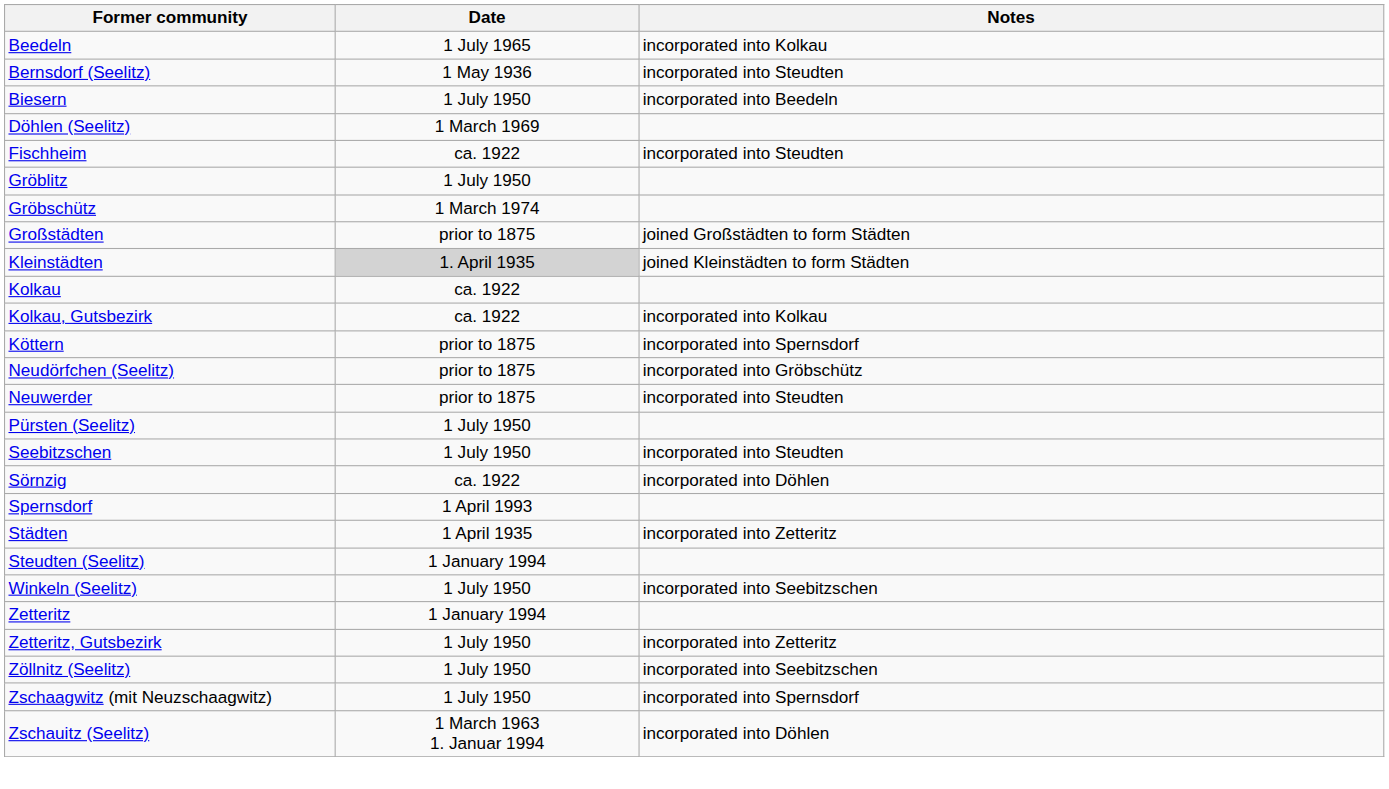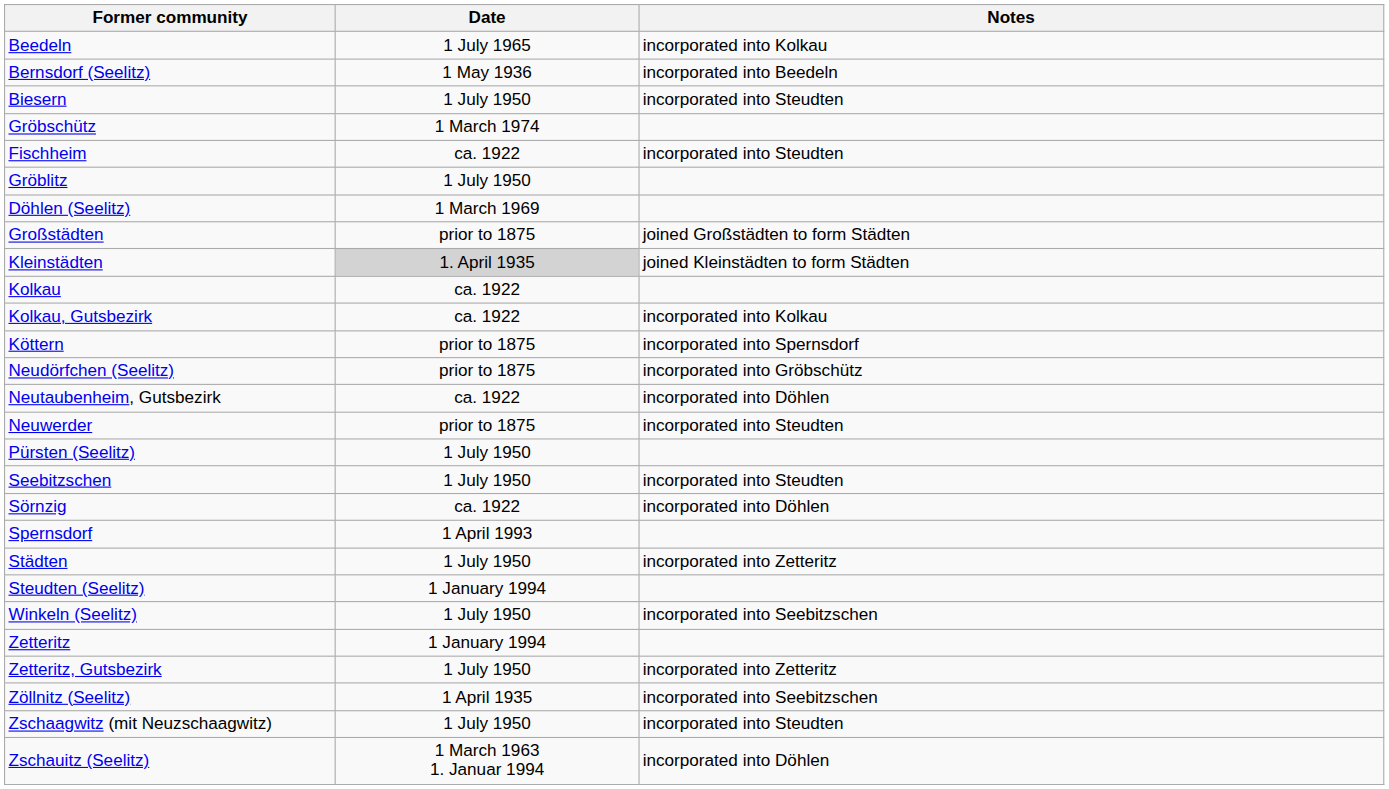(743, 72) incorporated into Steudten -> (740, 72) incorporated into Beedeln
(740, 99) incorporated into Beedeln -> (743, 99) incorporated into Steudten
rows swapped: (69, 126) <-> (52, 208)
+ row: (115, 398)
(487, 533) 1 April 1935 -> (487, 561) 1 July 1950
(487, 669) 1 July 1950 -> (487, 696) 1 April 1935
(751, 696) incorporated into Spernsdorf -> (743, 724) incorporated into Steudten
